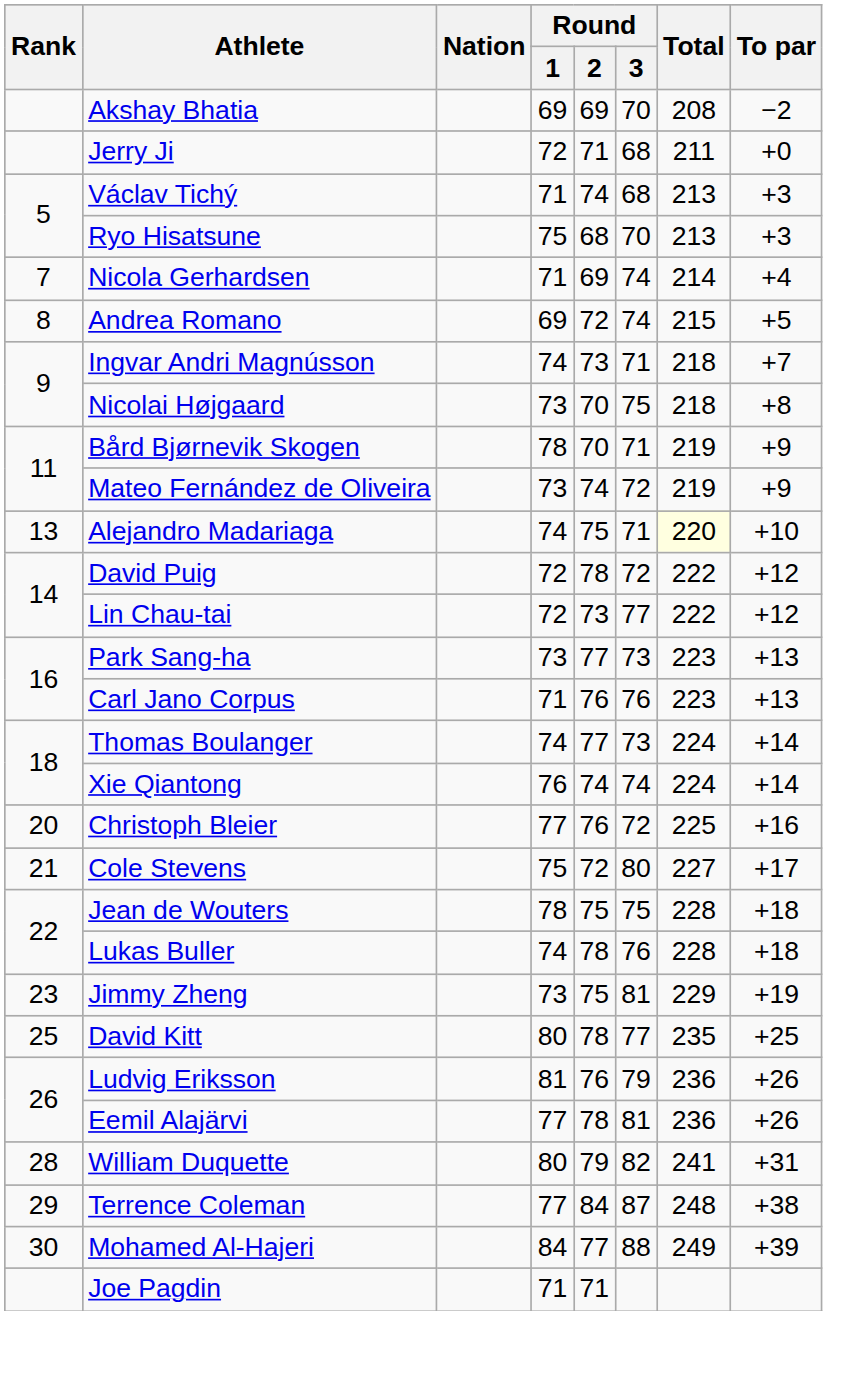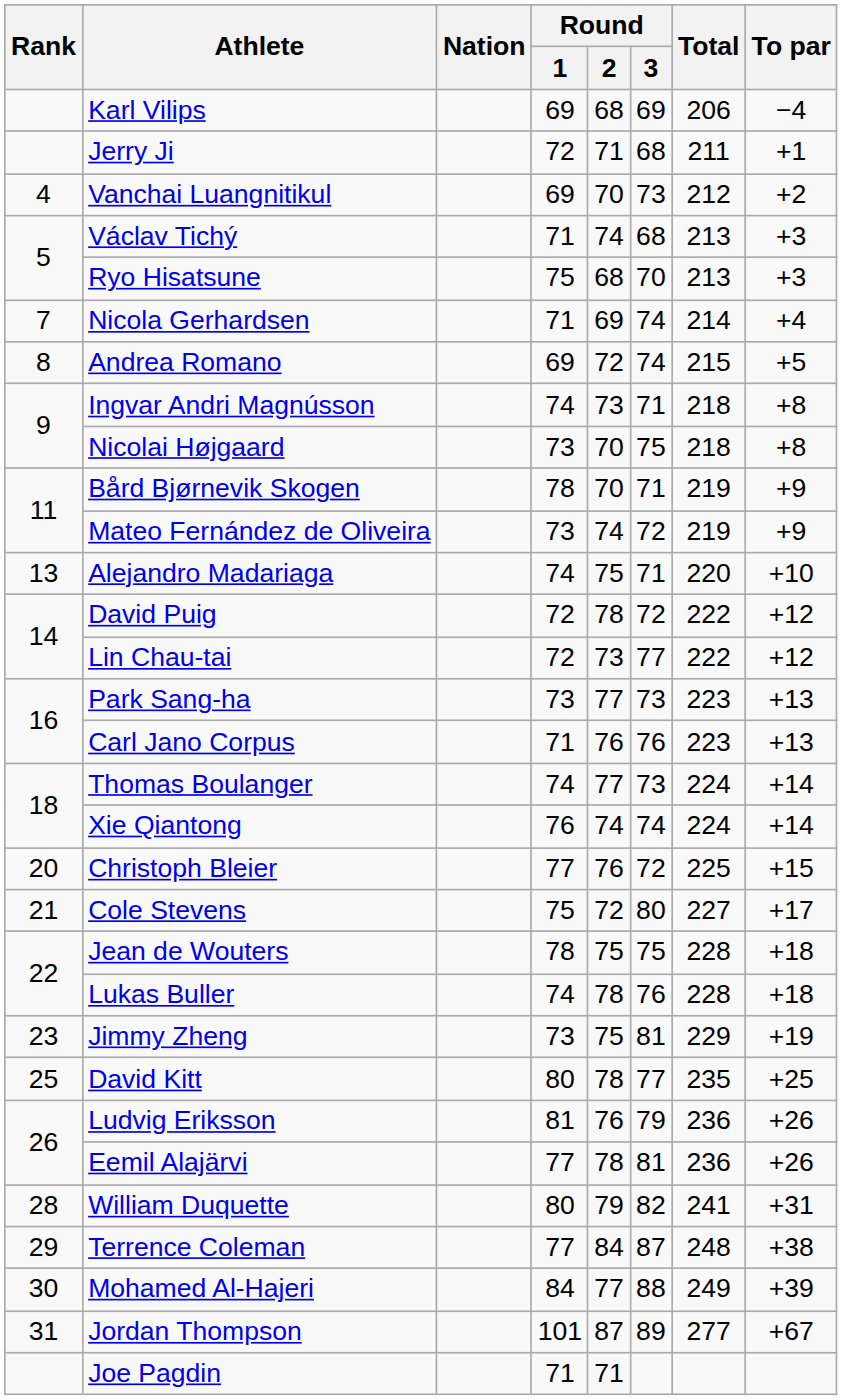+ row: (147, 109)
- row: (173, 109)
(776, 151) +0 -> (791, 151) +1
+ row: (210, 194)
(776, 362) +7 -> (791, 404) +8
(694, 531) lightyellow background -> (709, 573) no background
(776, 825) +16 -> (791, 868) +15
+ row: (195, 1331)
